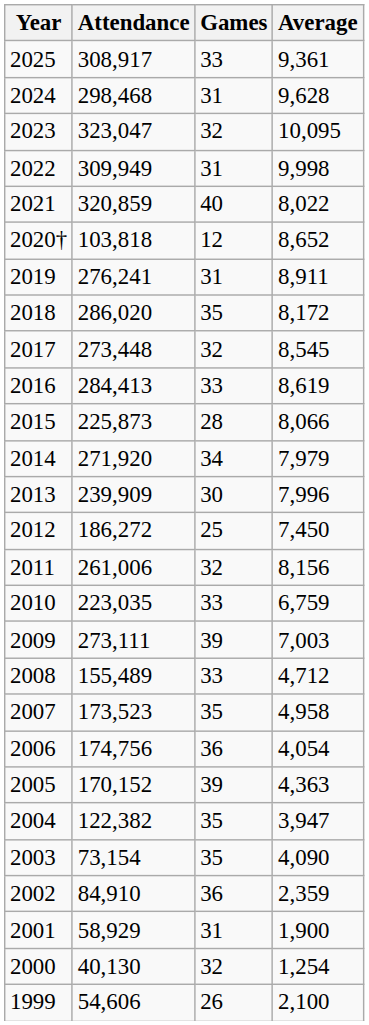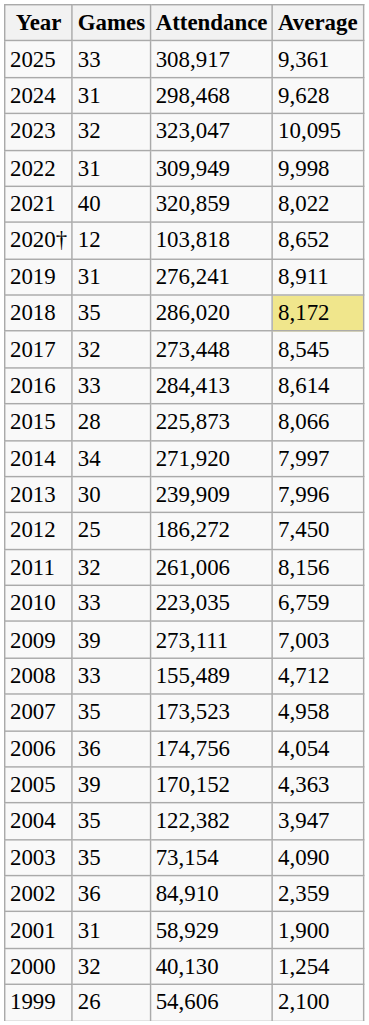columns swapped: (234, 22) <-> (134, 22)
(304, 312) no background -> (304, 312) khaki background
(304, 385) 8,619 -> (304, 385) 8,614
(304, 458) 7,979 -> (304, 458) 7,997
